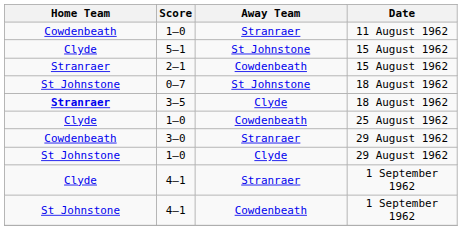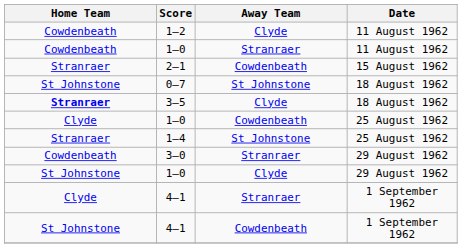+ row: (176, 31)
- row: (176, 49)
+ row: (176, 138)
